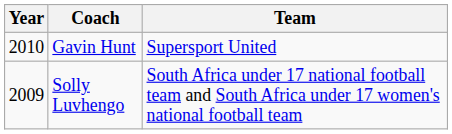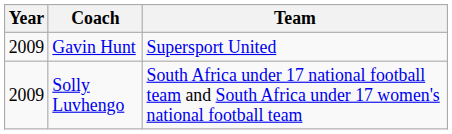(26, 46) 2010 -> (26, 46) 2009
